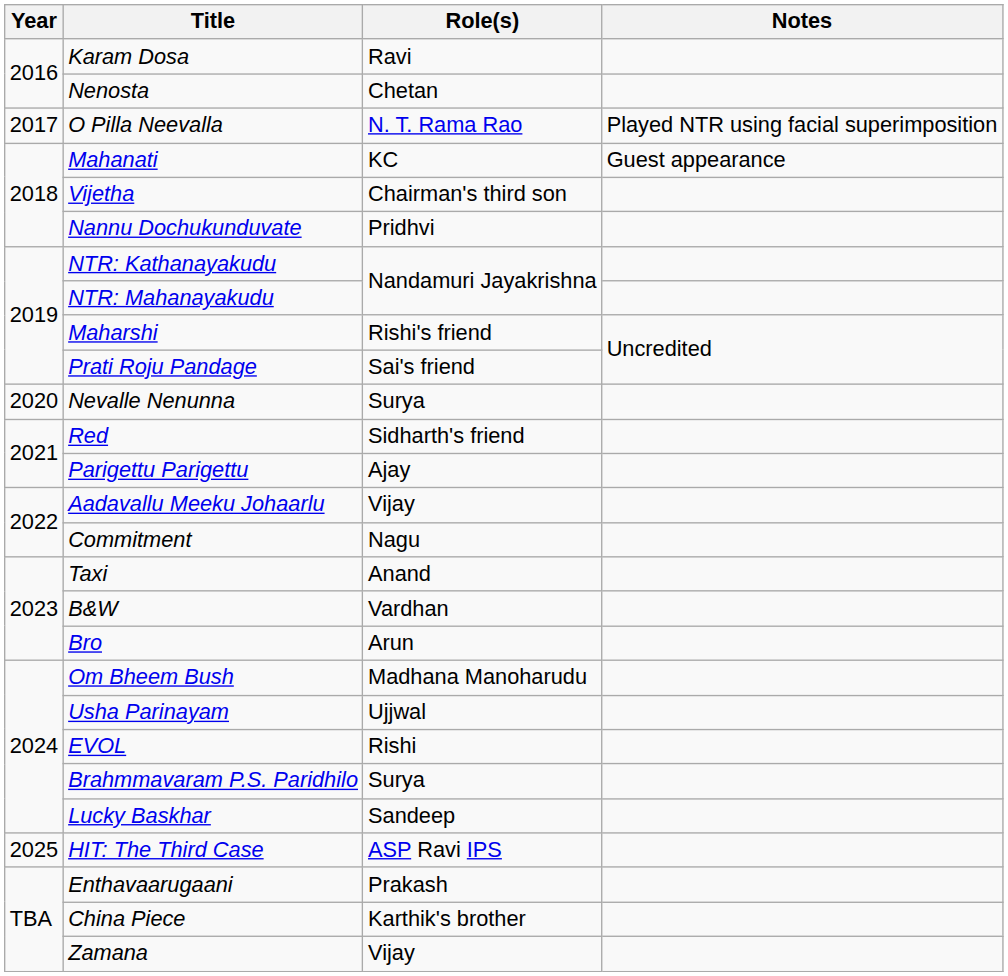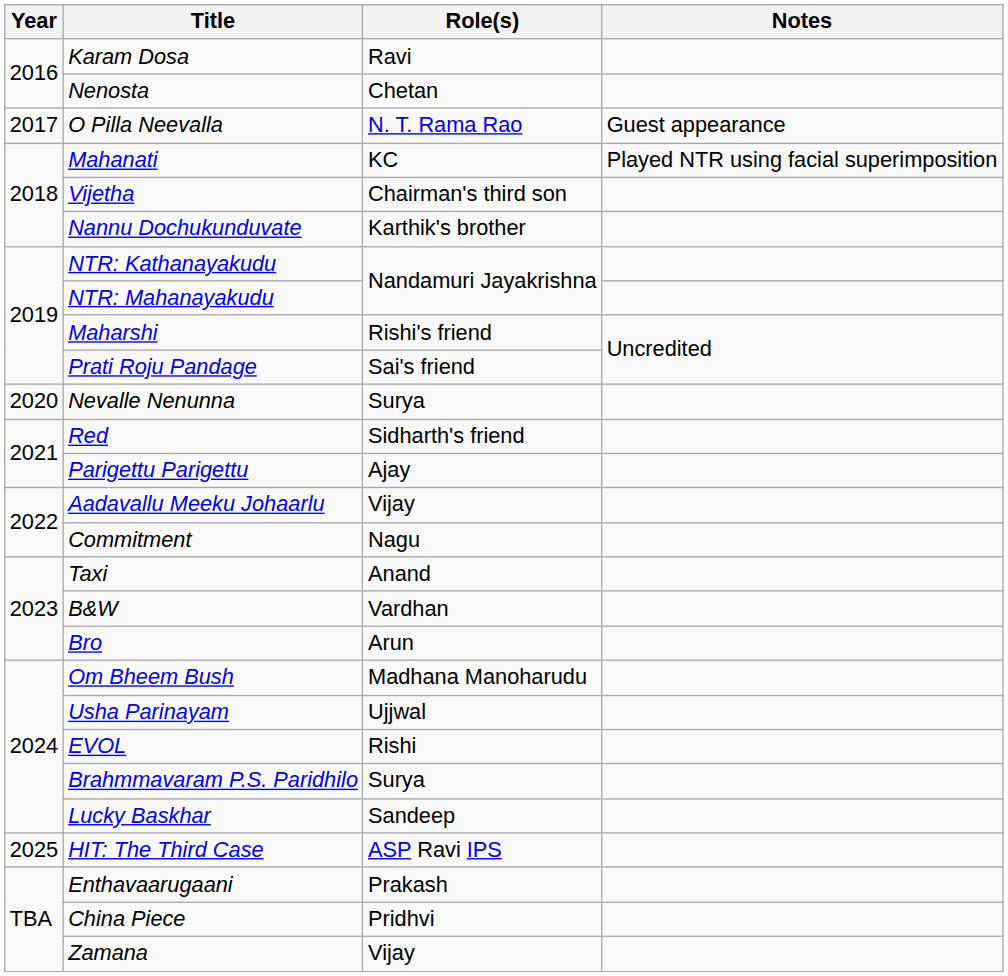(802, 125) Played NTR using facial superimposition -> (696, 125) Guest appearance
(696, 159) Guest appearance -> (802, 159) Played NTR using facial superimposition
(401, 228) Pridhvi -> (447, 228) Karthik's brother
(447, 919) Karthik's brother -> (401, 919) Pridhvi
